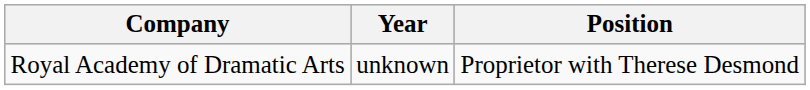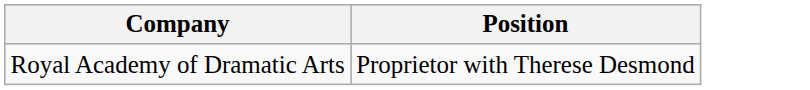- column: (403, 24)
